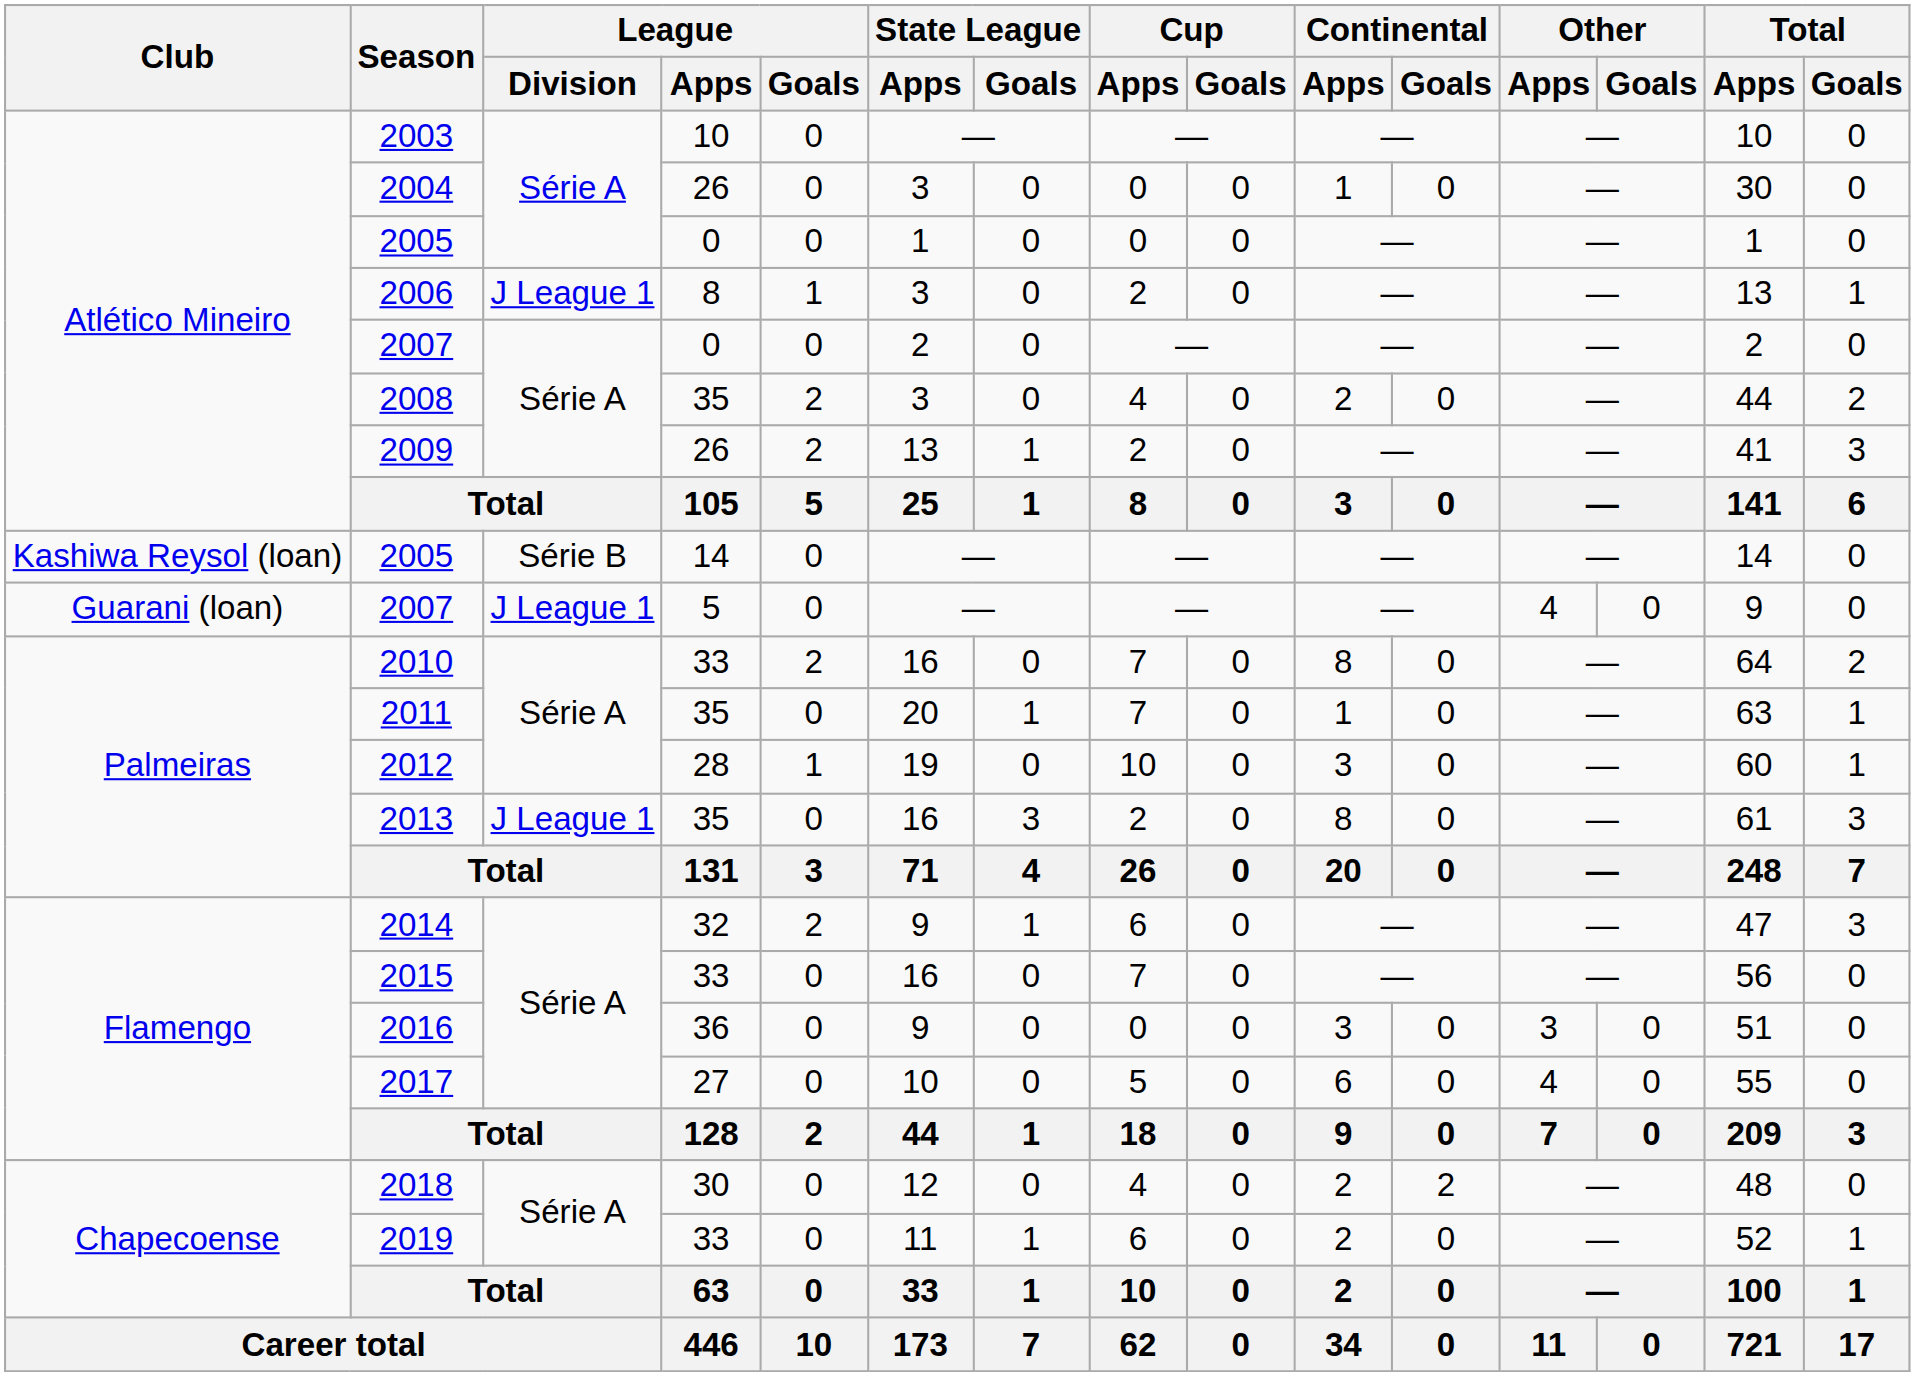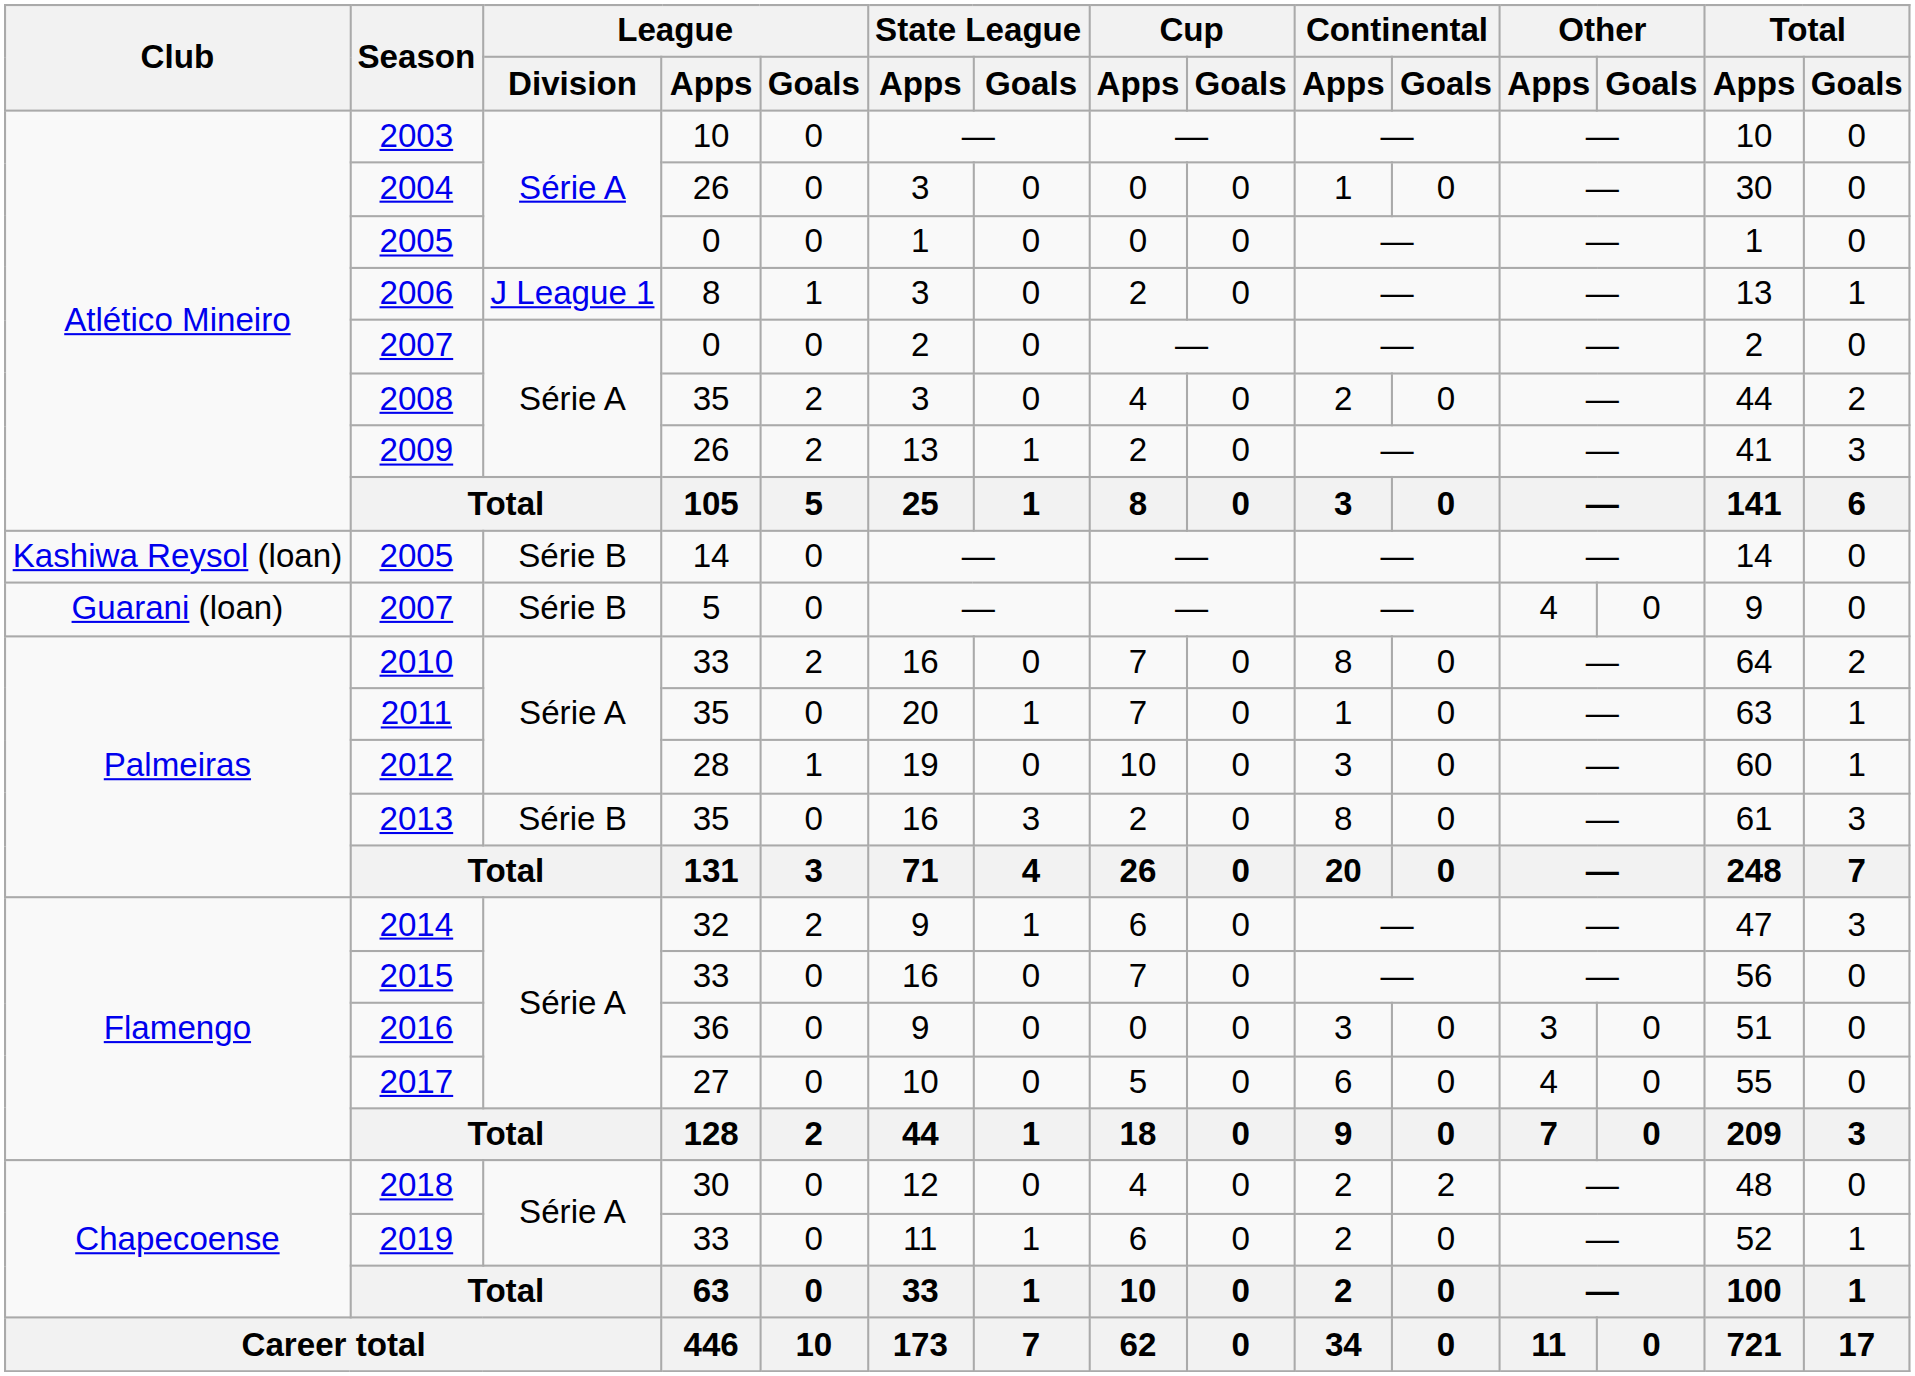(573, 608) J League 1 -> (573, 608) Série B
(573, 818) J League 1 -> (573, 818) Série B
